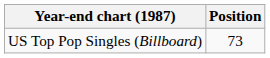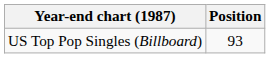(235, 40) 73 -> (235, 40) 93
